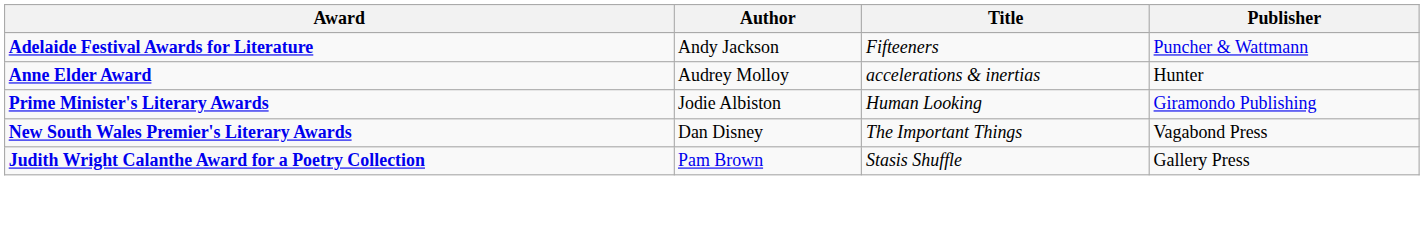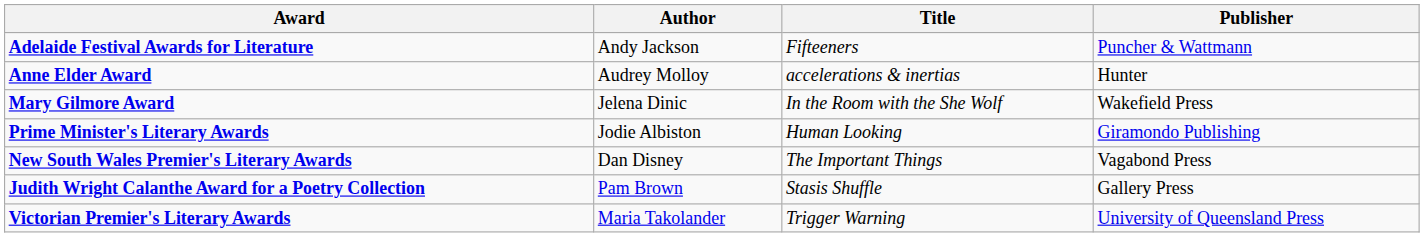+ row: (91, 103)
+ row: (150, 217)
